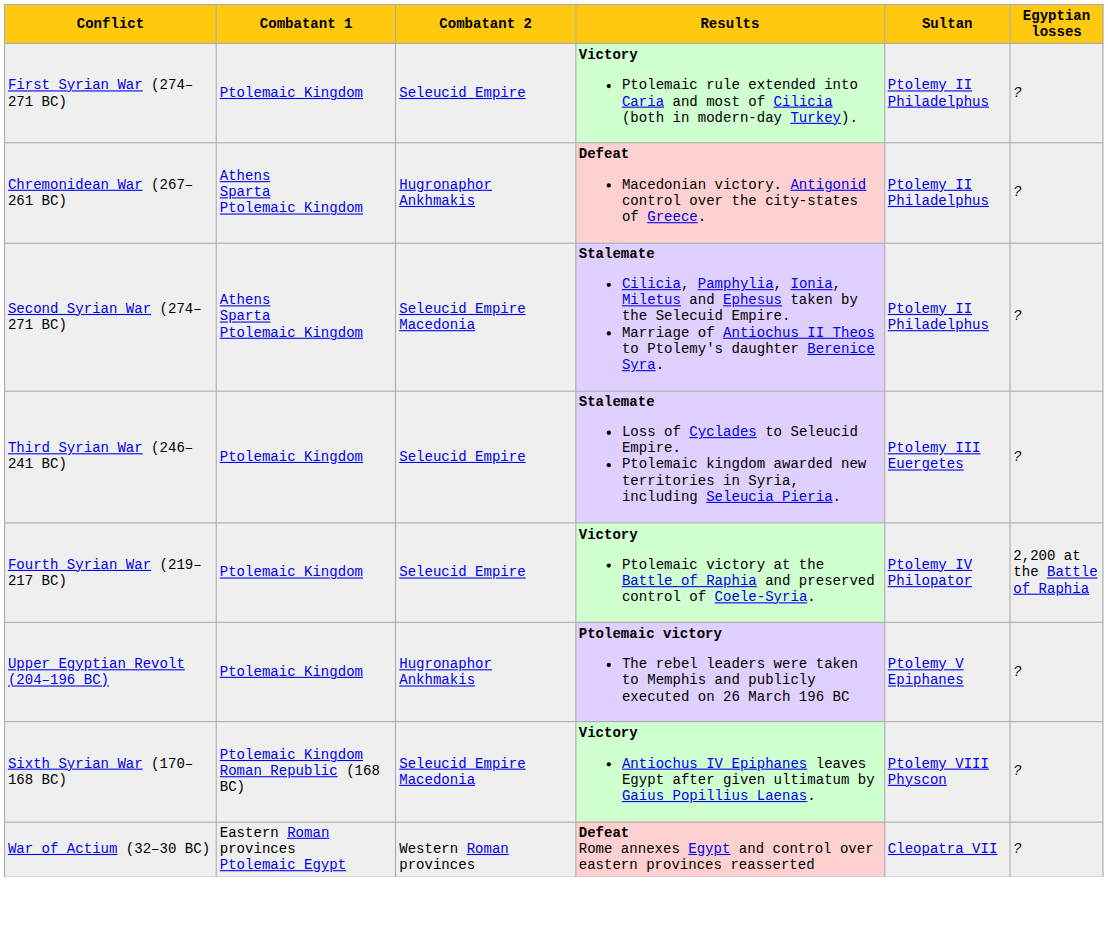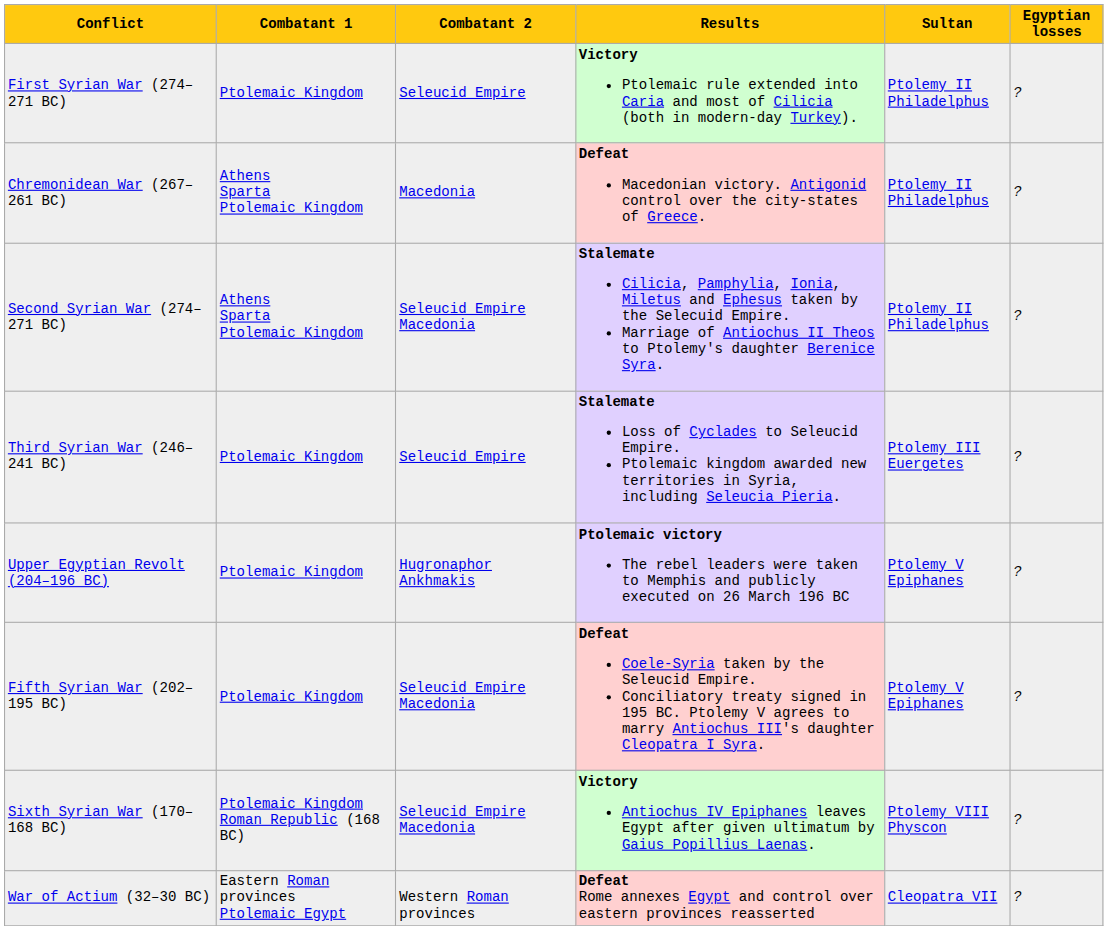(446, 193) Hugronaphor Ankhmakis -> (437, 193) Macedonia
- row: (105, 573)
+ row: (101, 697)
